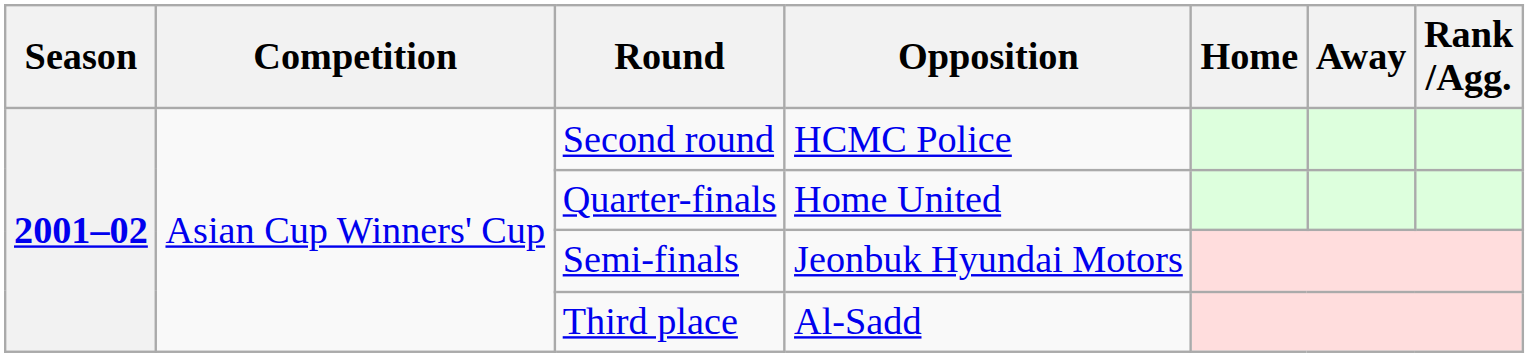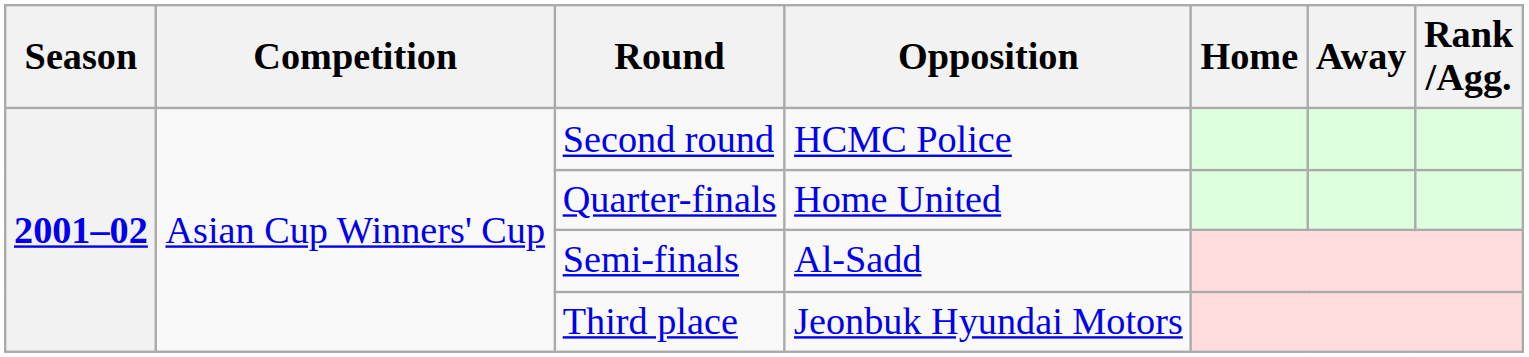(988, 259) Jeonbuk Hyundai Motors -> (858, 259) Al-Sadd
(858, 320) Al-Sadd -> (988, 320) Jeonbuk Hyundai Motors
